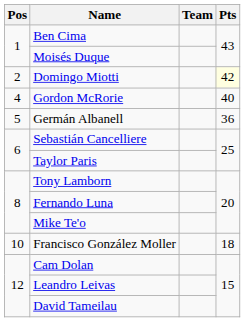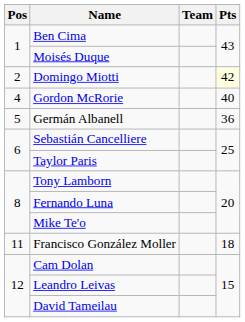(17, 243) 10 -> (17, 243) 11
